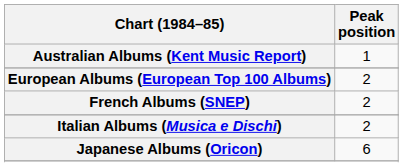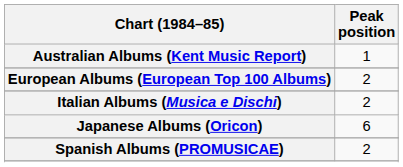- row: (170, 102)
+ row: (170, 149)
